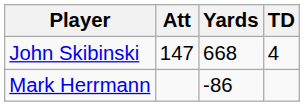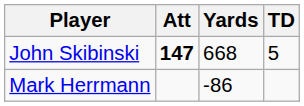(177, 52) normal -> (177, 52) bold
(273, 52) 4 -> (273, 52) 5
